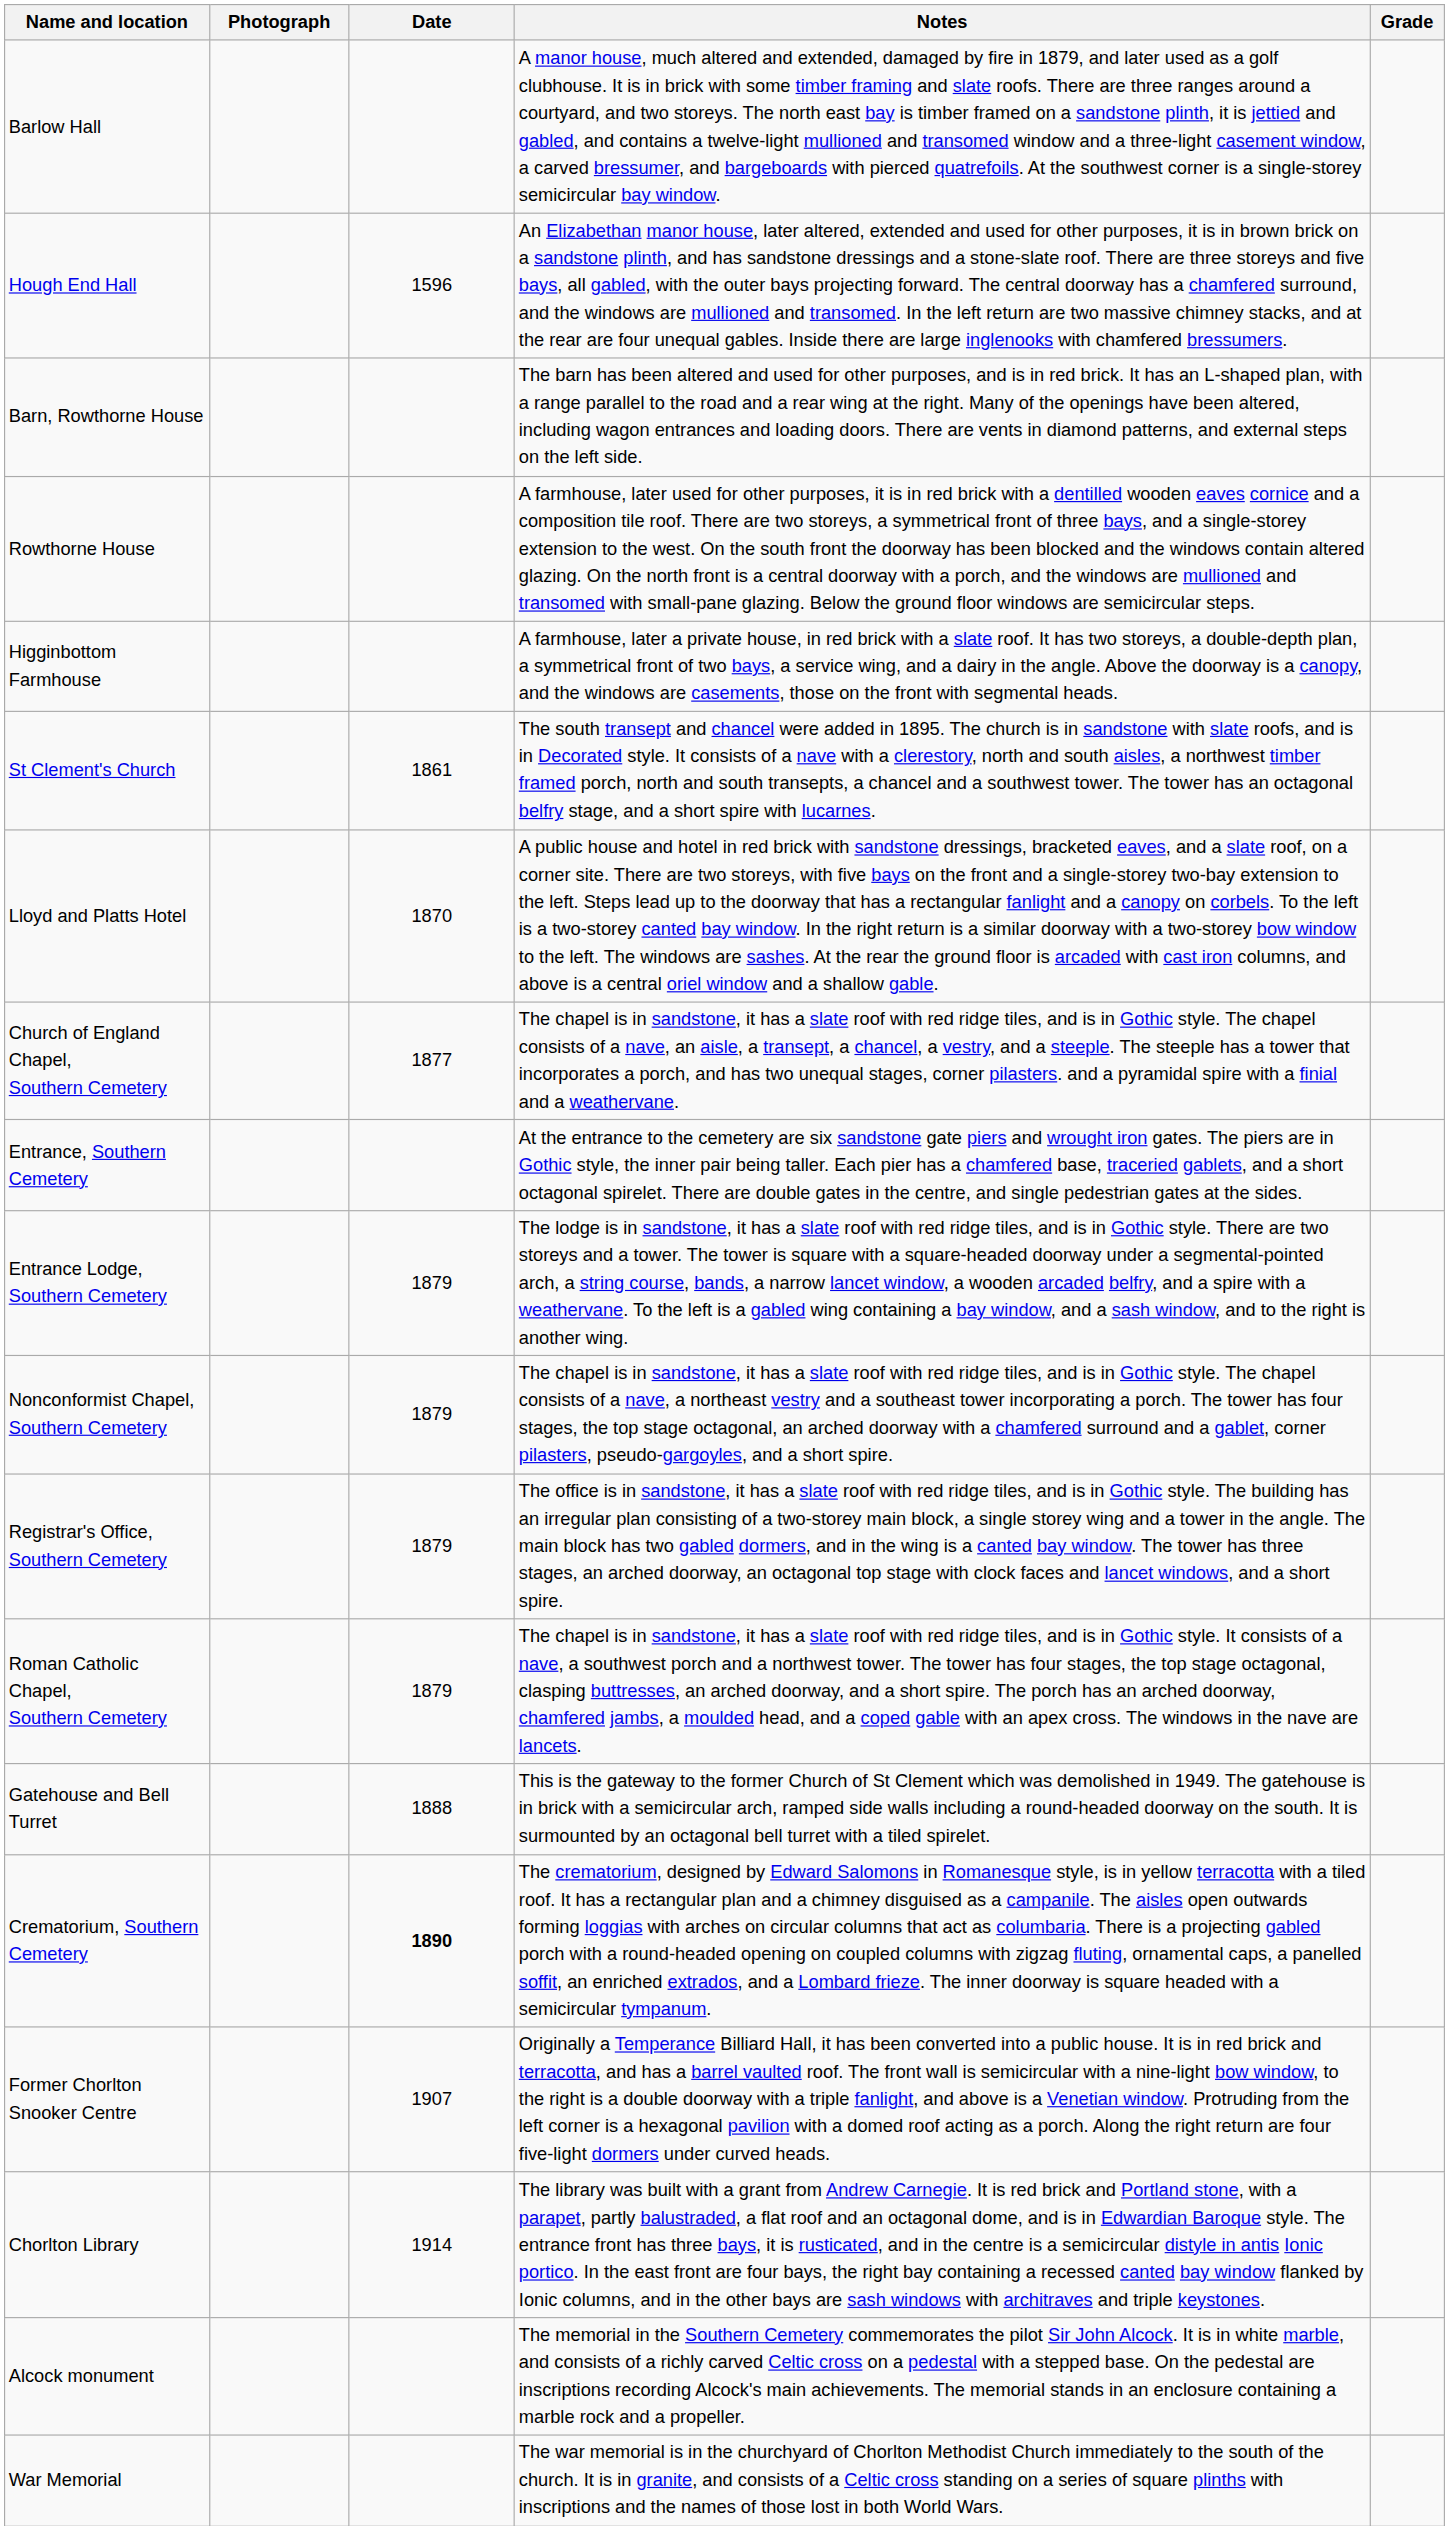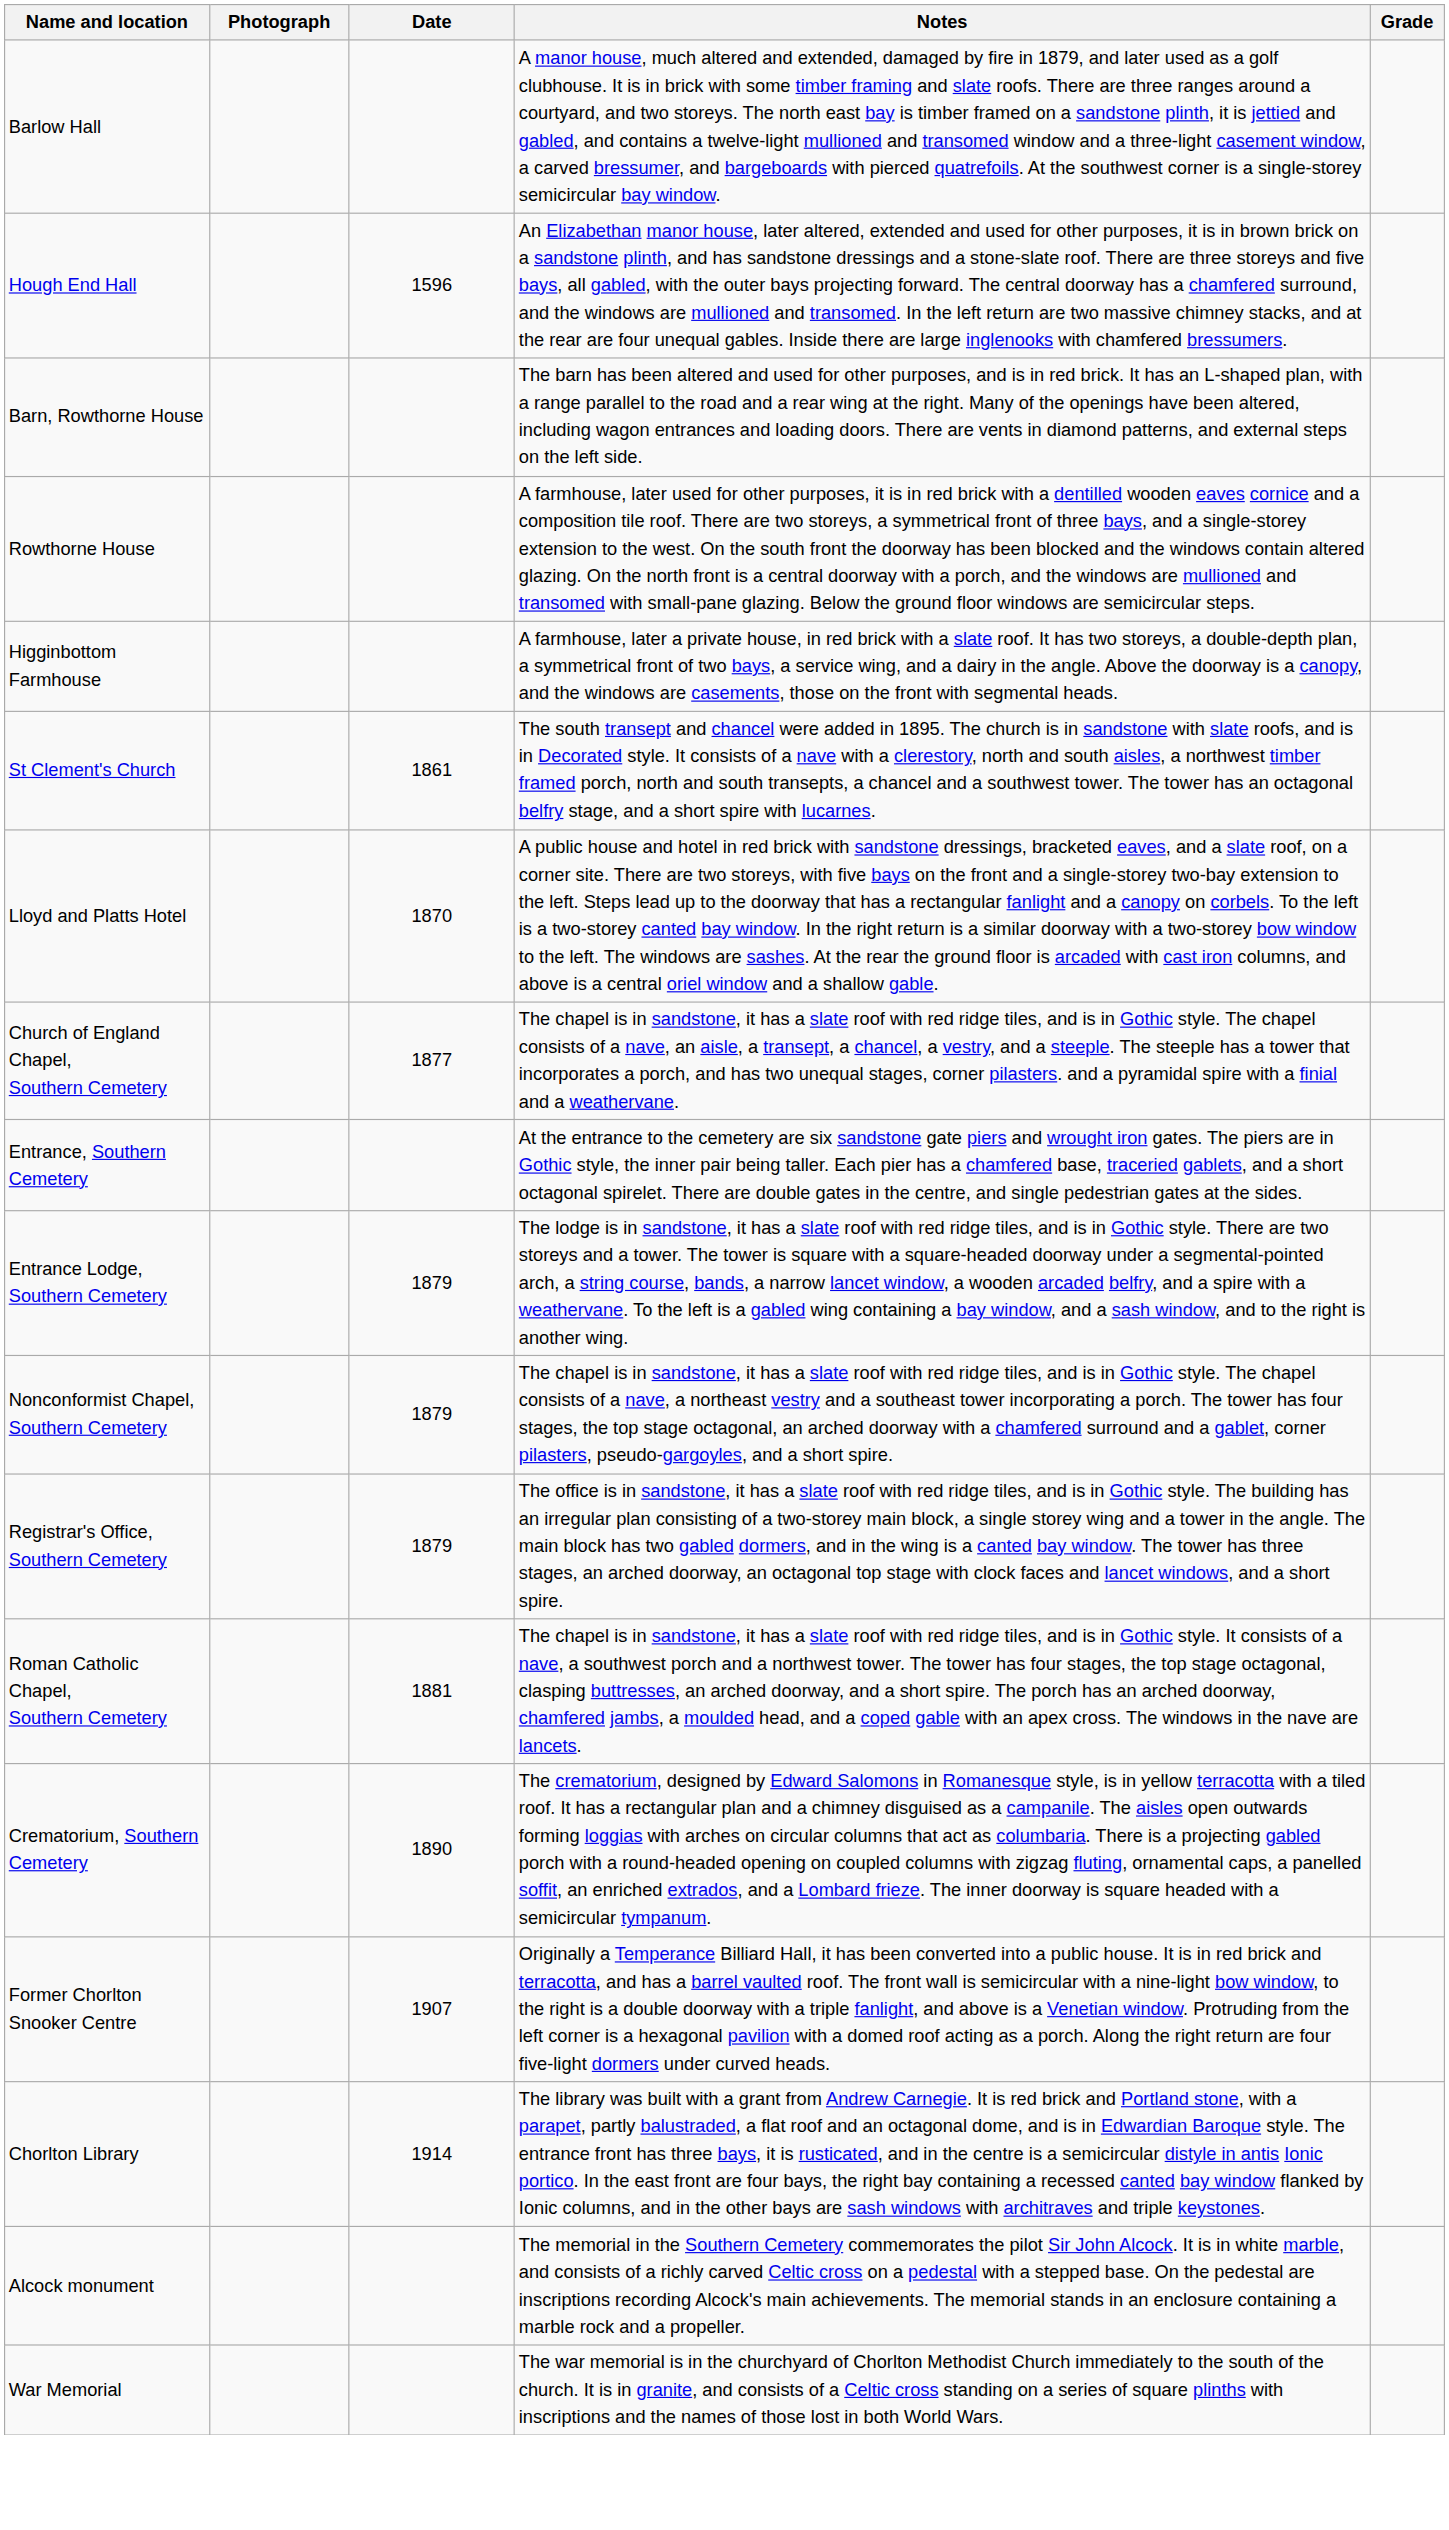(432, 1691) 1879 -> (432, 1691) 1881
- row: (89, 1809)
(432, 1940) bold -> (432, 1850) normal
